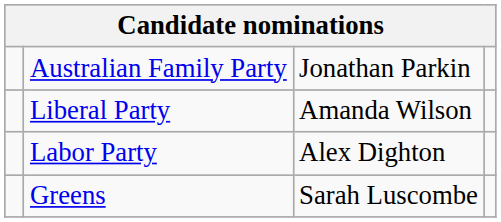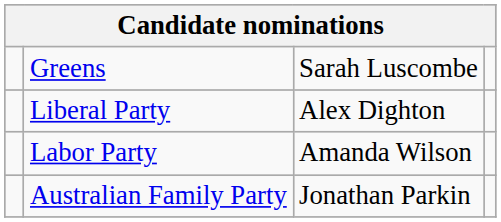rows swapped: (158, 68) <-> (68, 195)
(386, 110) Amanda Wilson -> (372, 110) Alex Dighton
(372, 152) Alex Dighton -> (386, 152) Amanda Wilson
